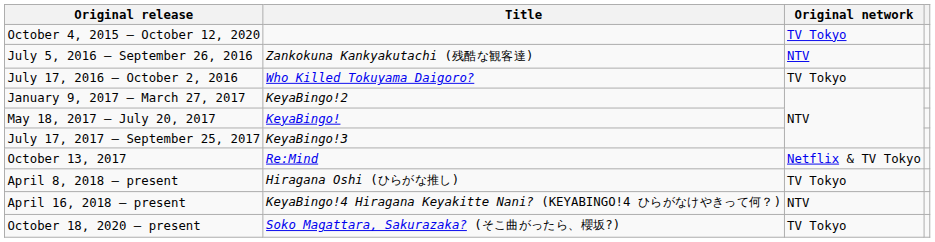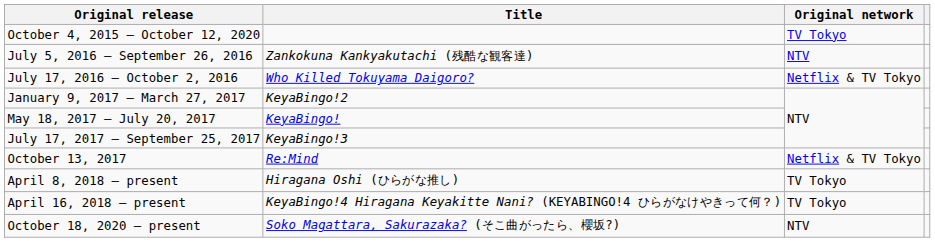(817, 78) TV Tokyo -> (854, 78) Netflix & TV Tokyo
(798, 203) NTV -> (817, 203) TV Tokyo
(817, 226) TV Tokyo -> (798, 226) NTV
